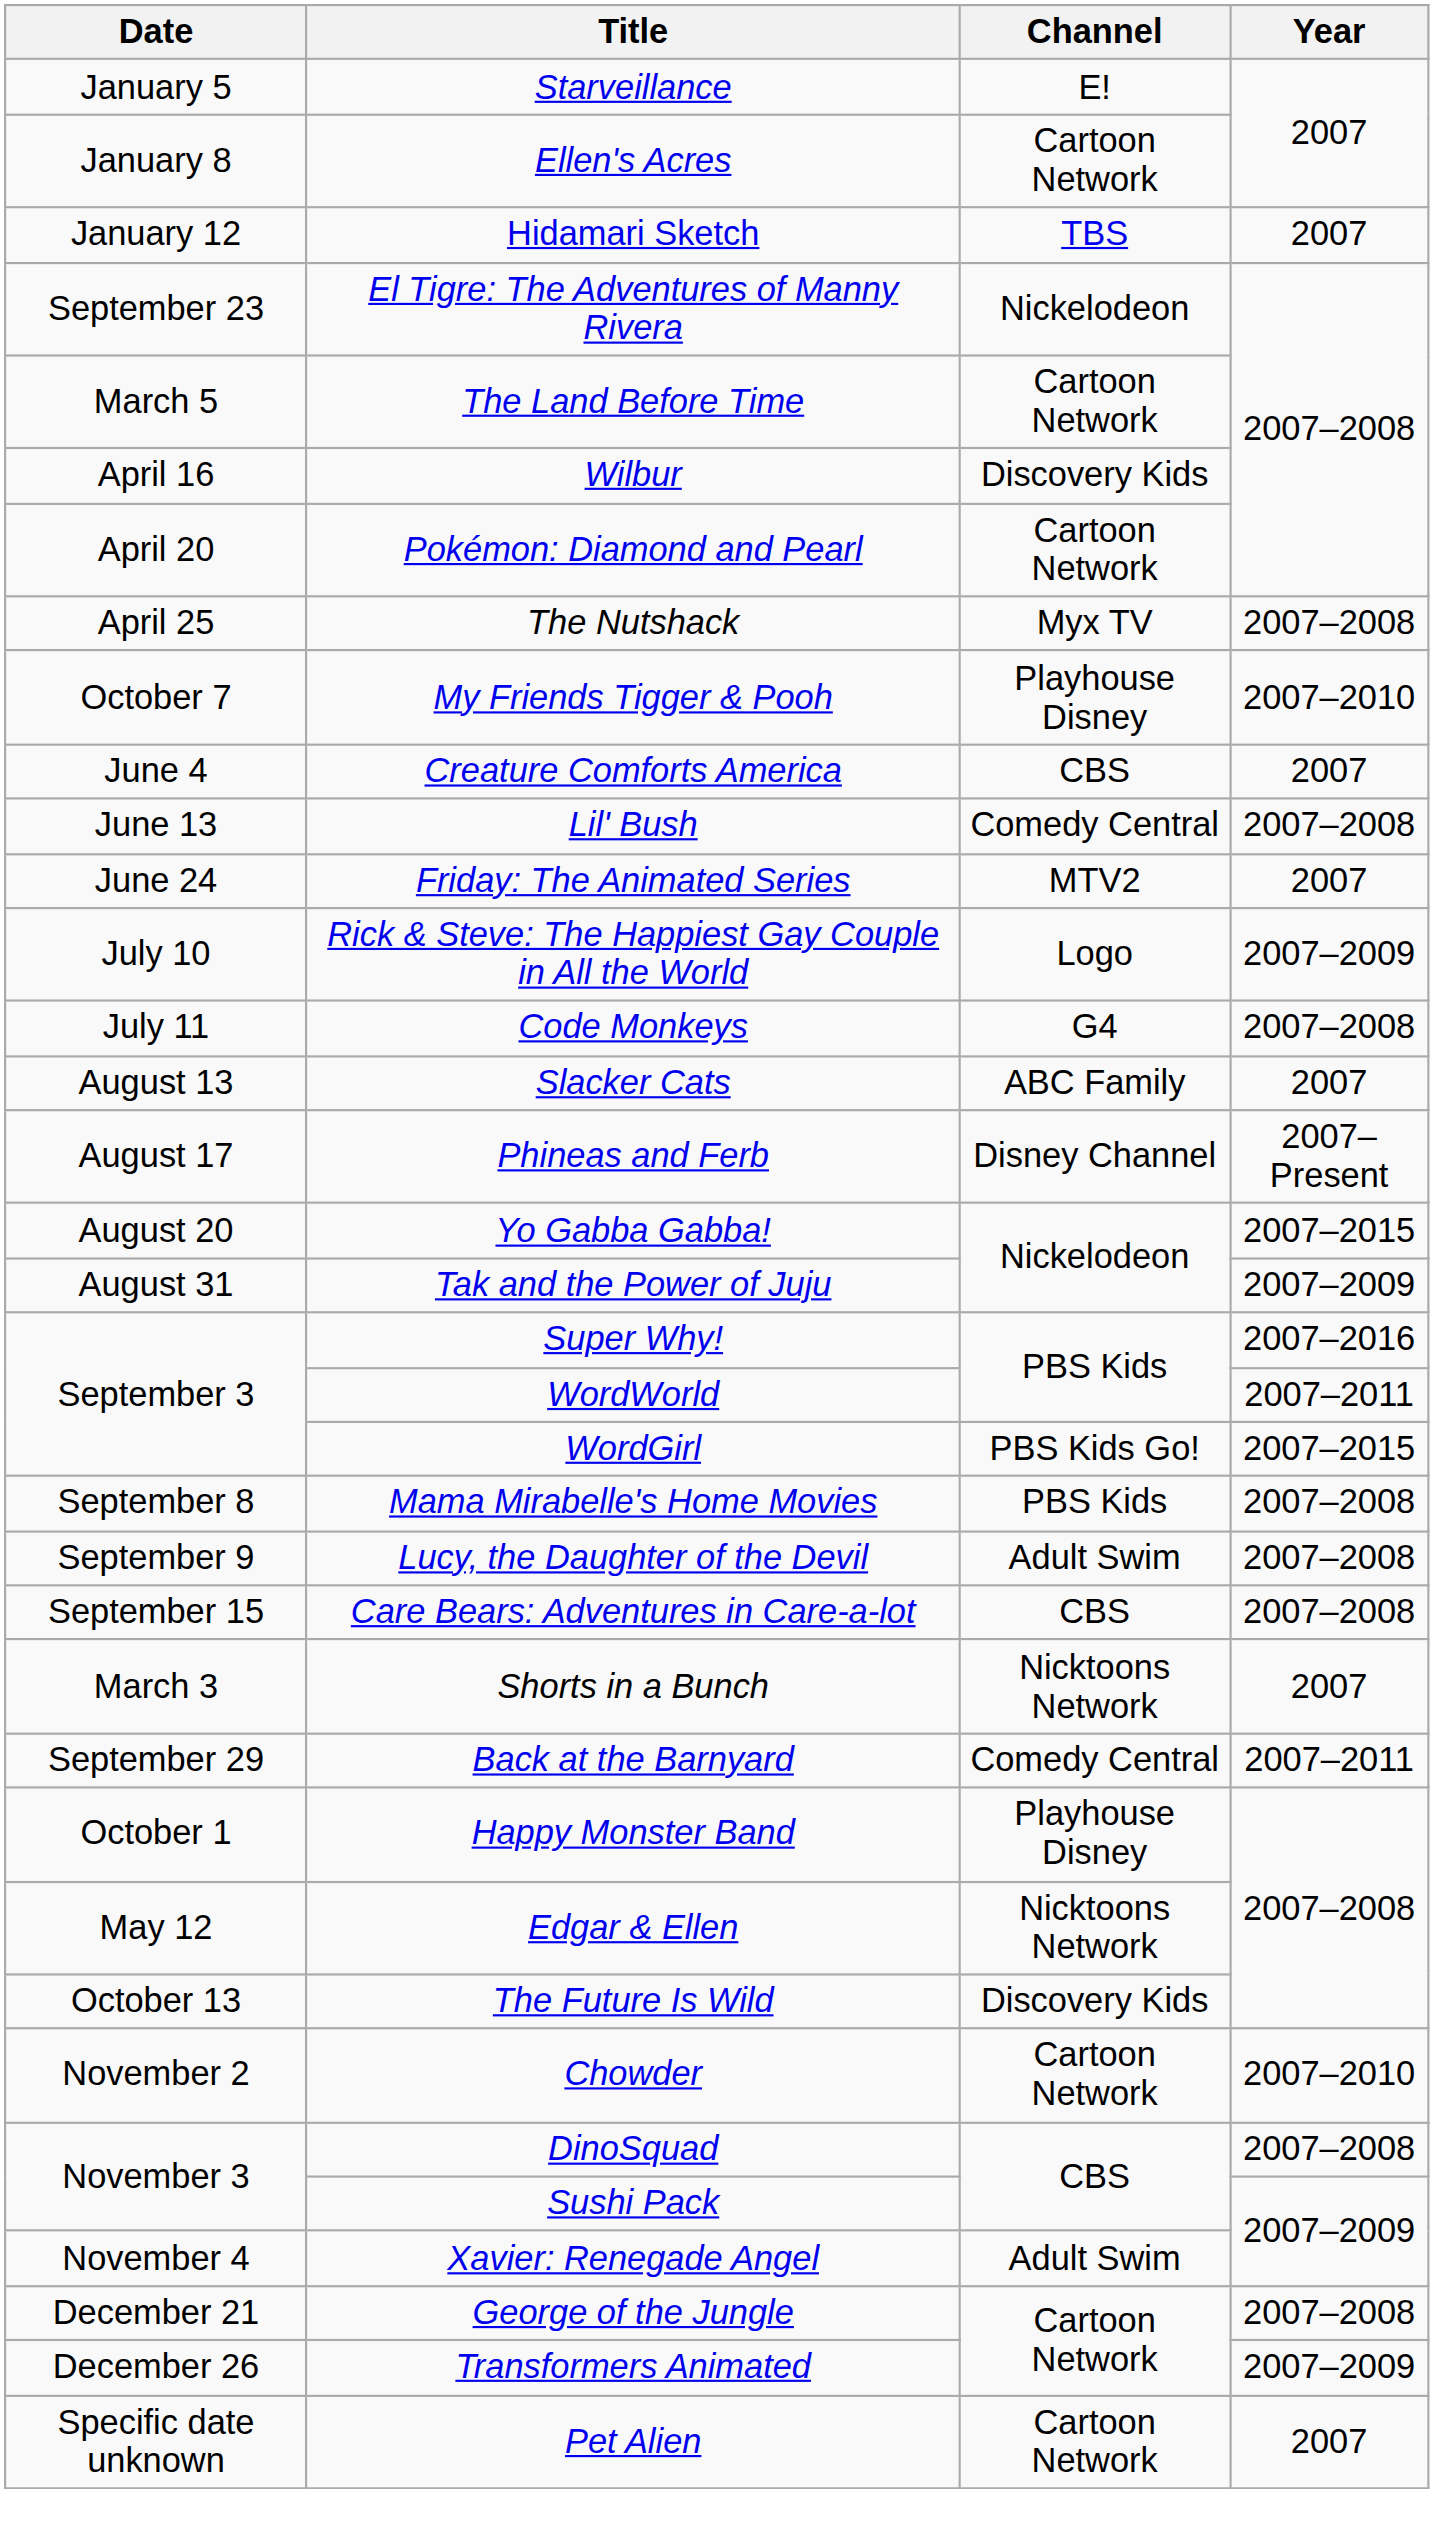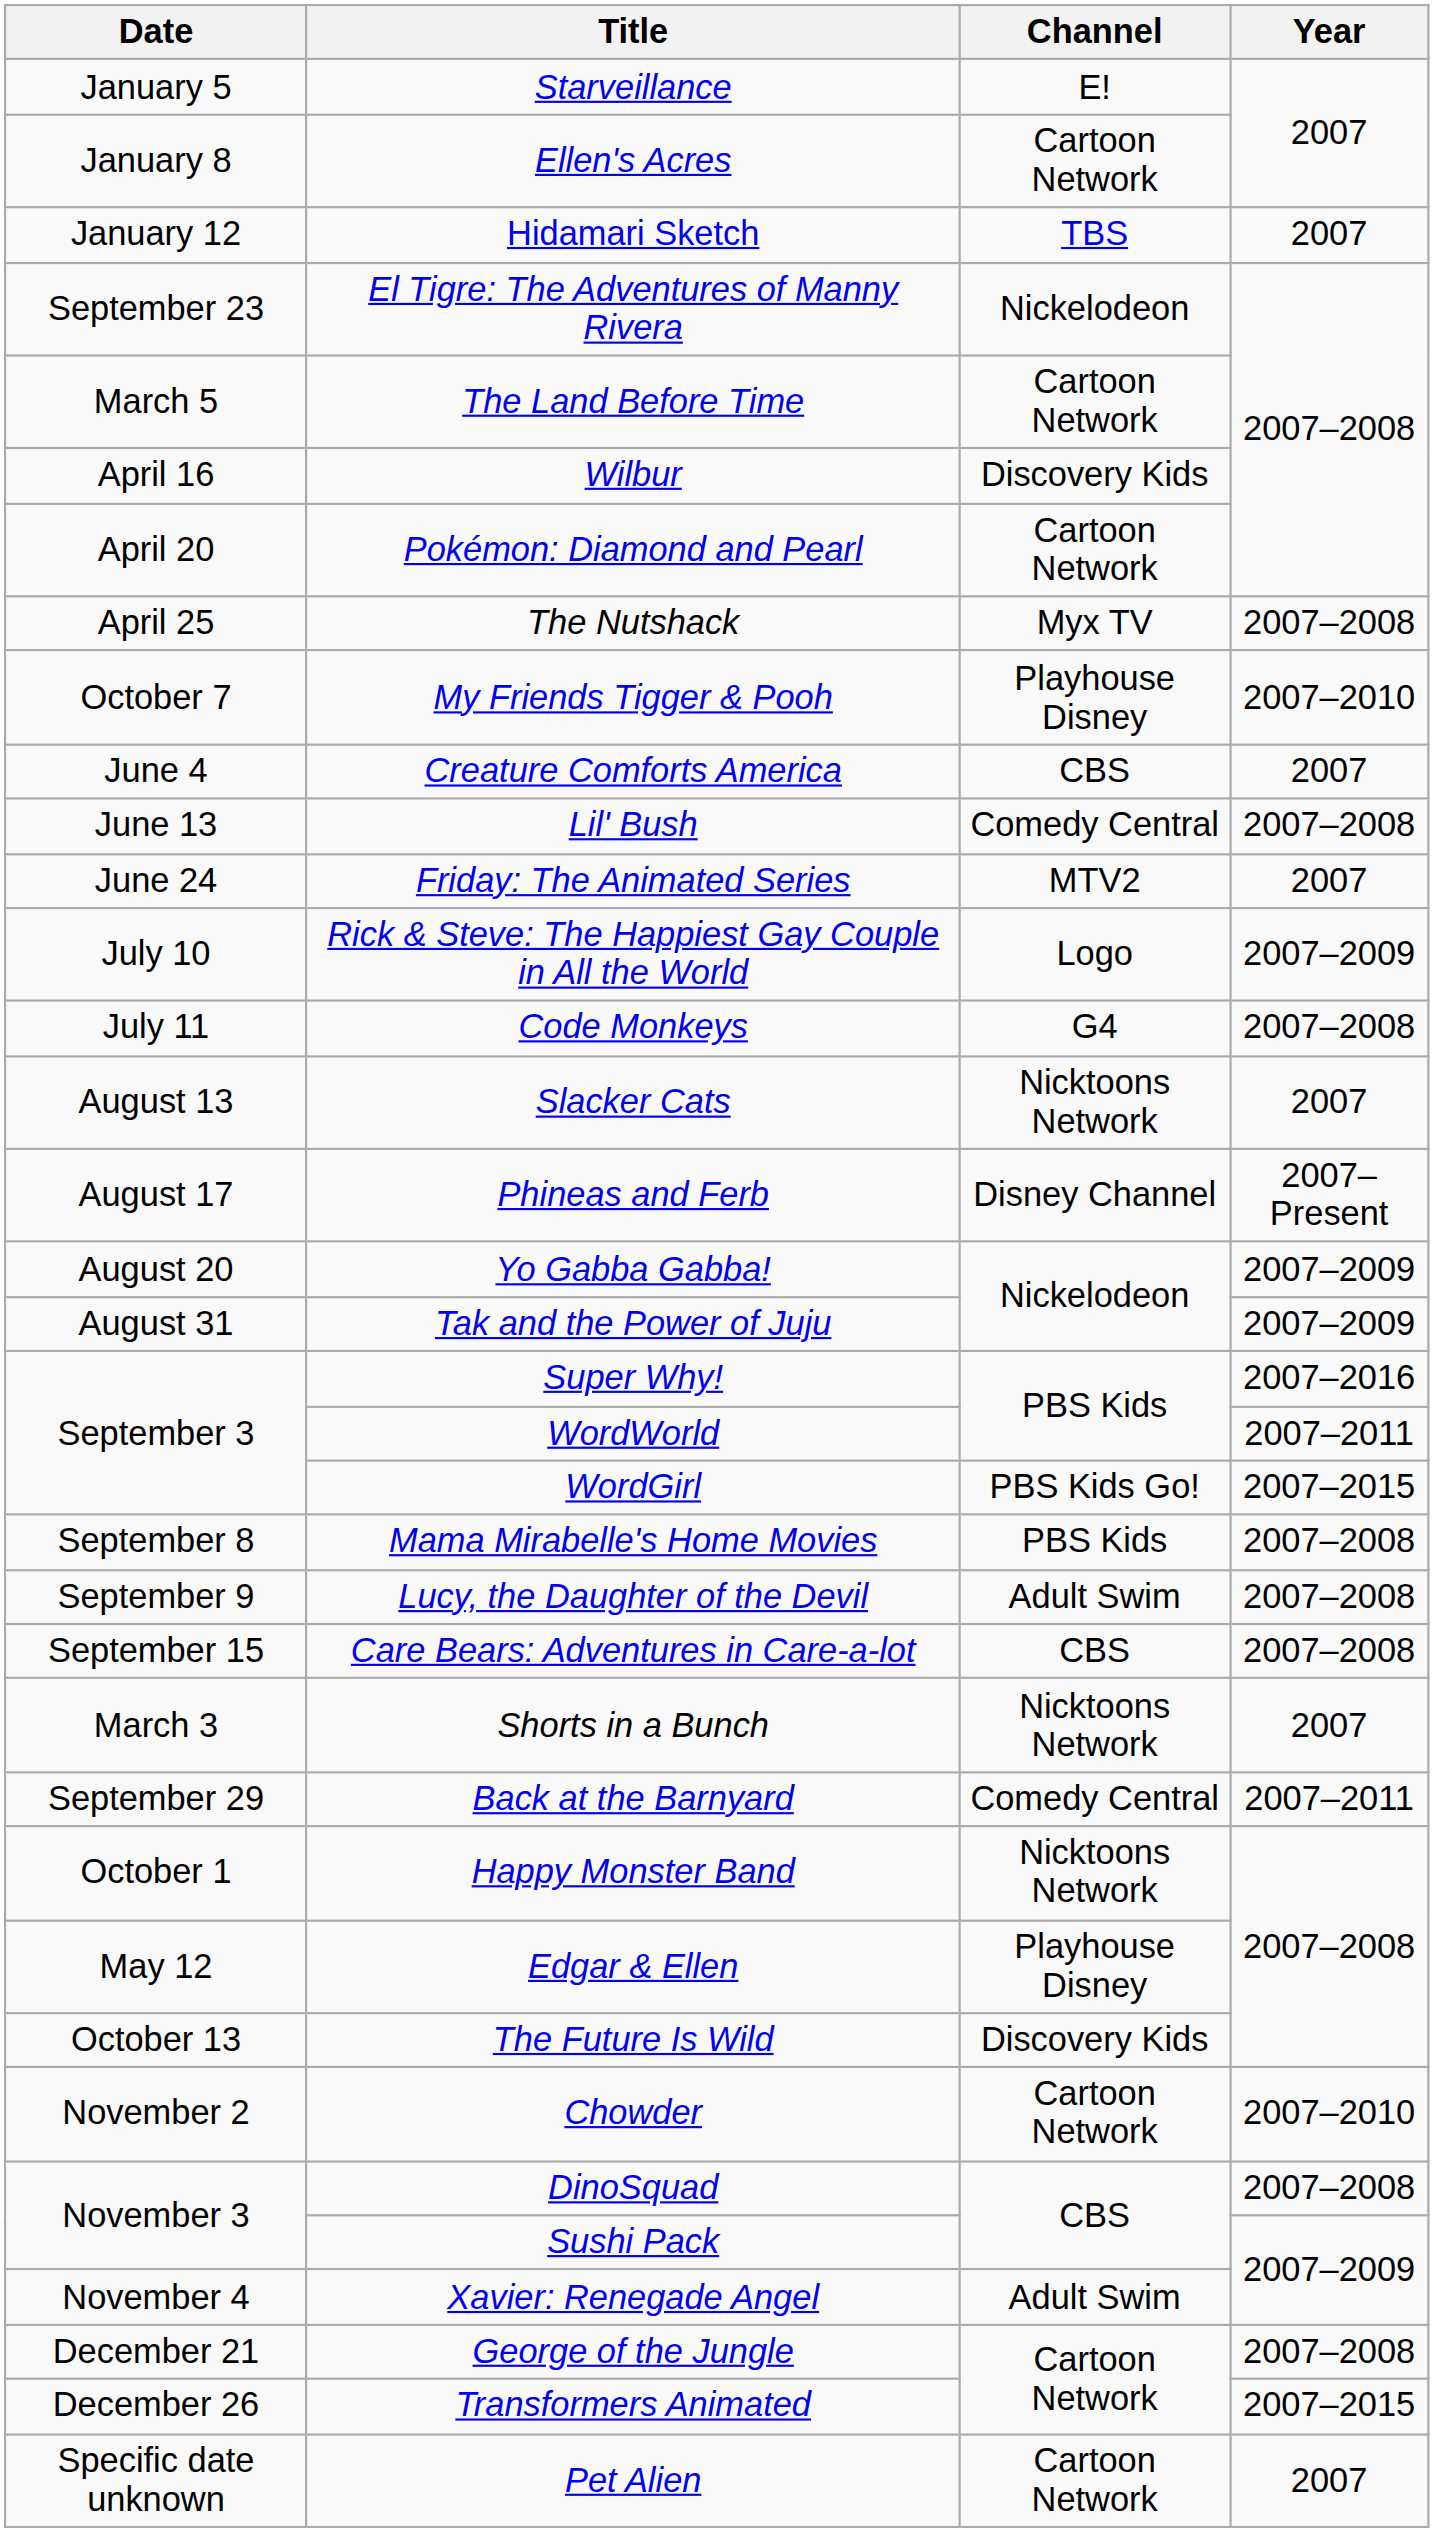(1095, 1082) ABC Family -> (1095, 1101) Nicktoons Network
(1329, 1230) 2007–2015 -> (1329, 1268) 2007–2009
(1095, 1833) Playhouse Disney -> (1095, 1872) Nicktoons Network
(1095, 1927) Nicktoons Network -> (1095, 1965) Playhouse Disney
(1329, 2366) 2007–2009 -> (1329, 2405) 2007–2015
